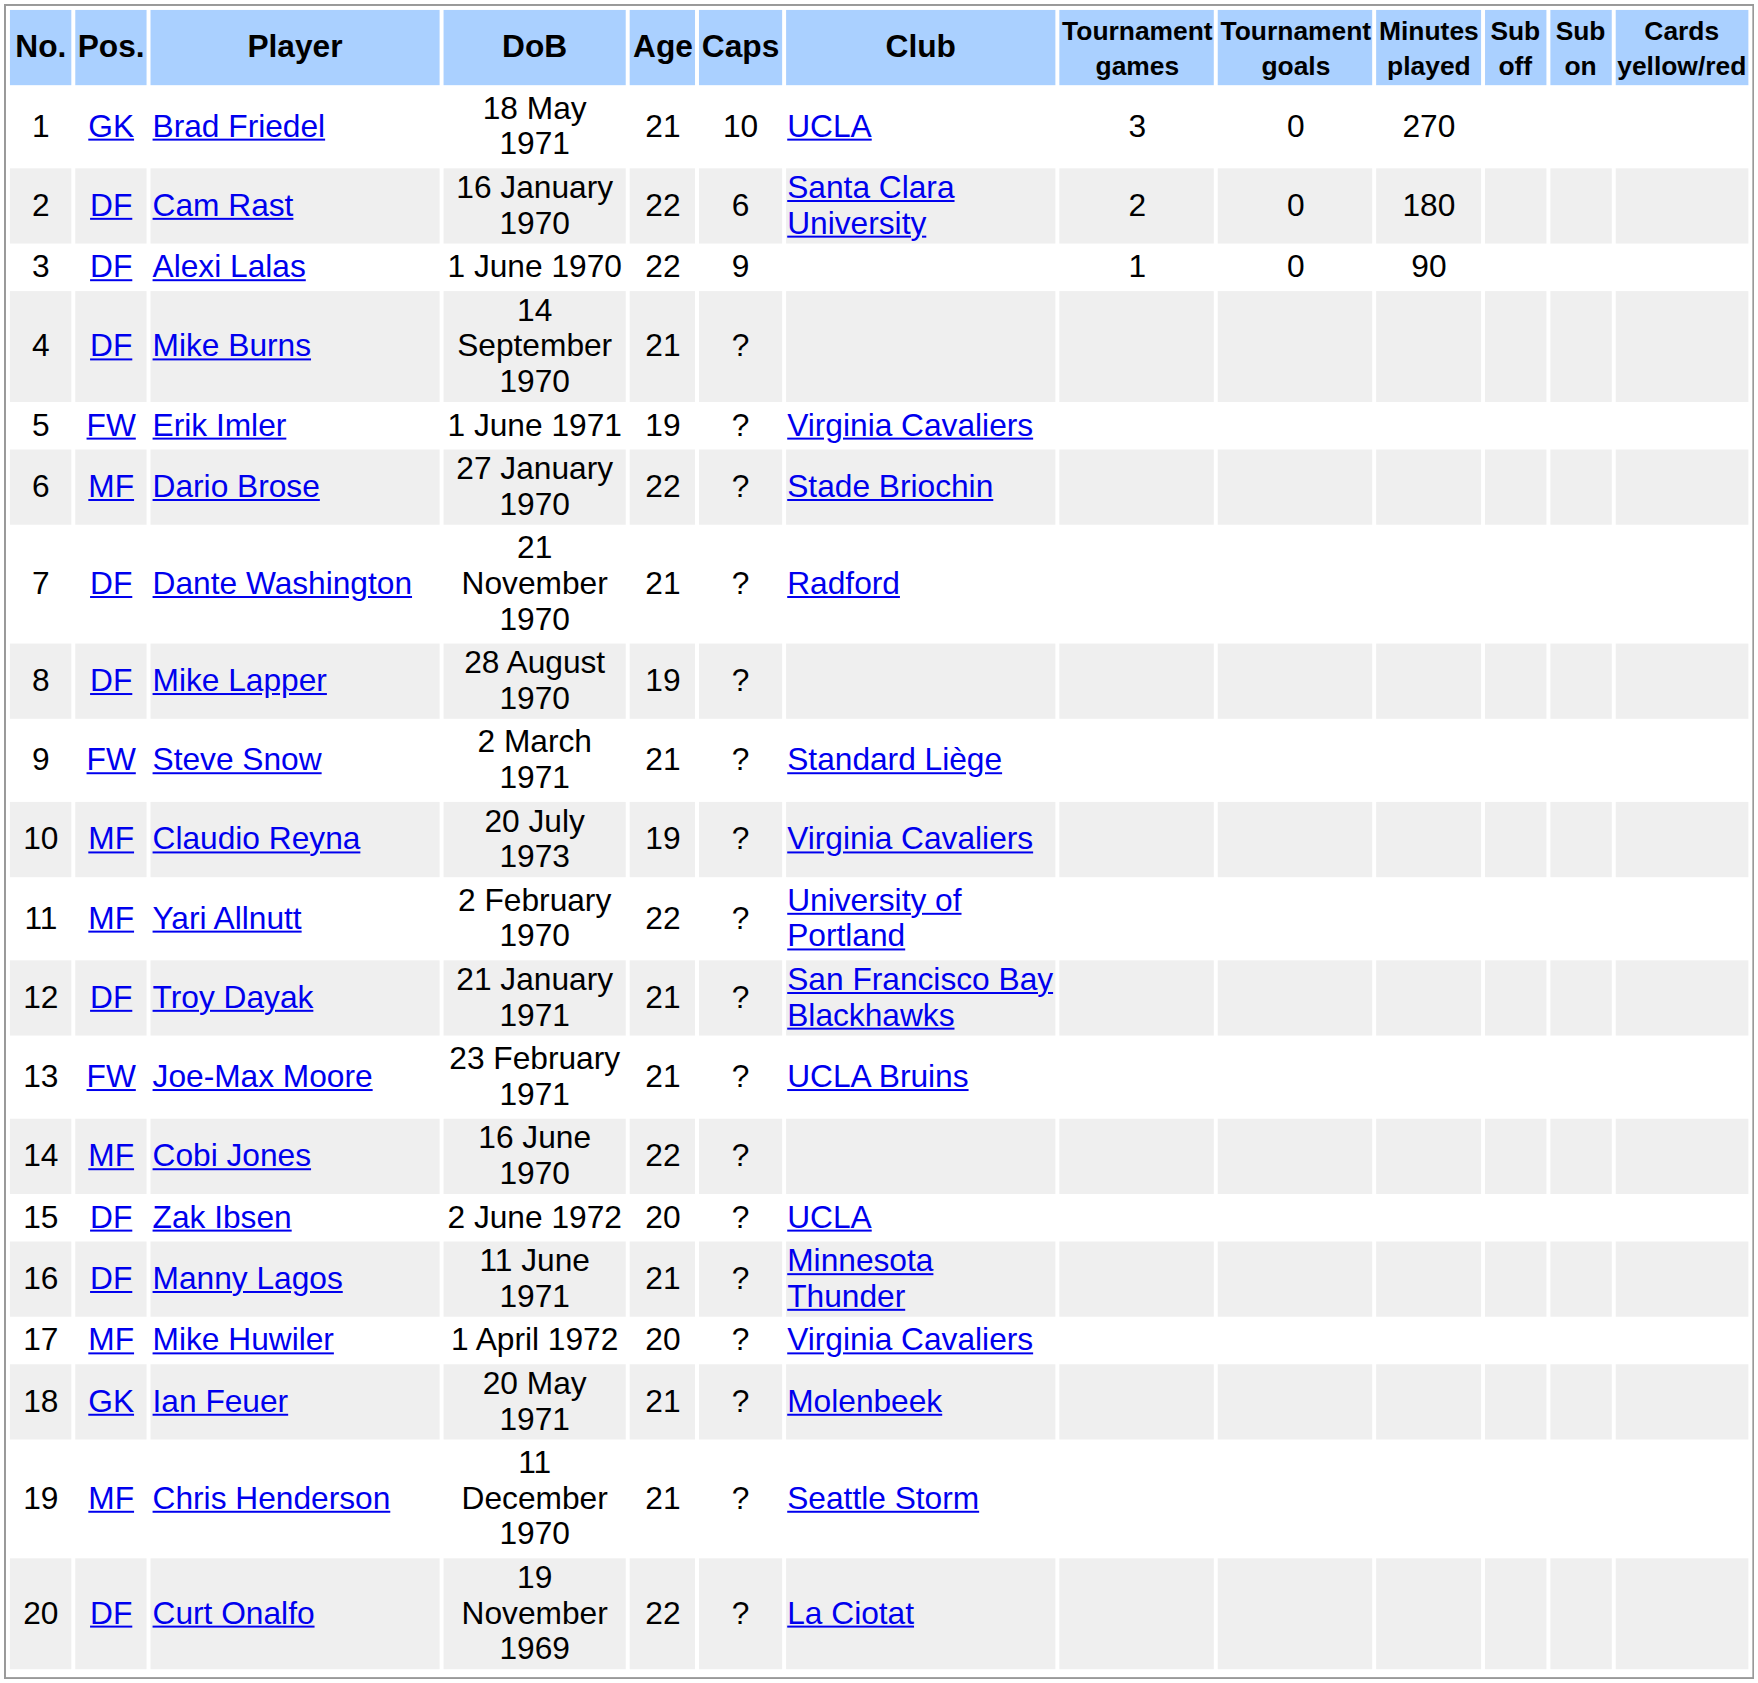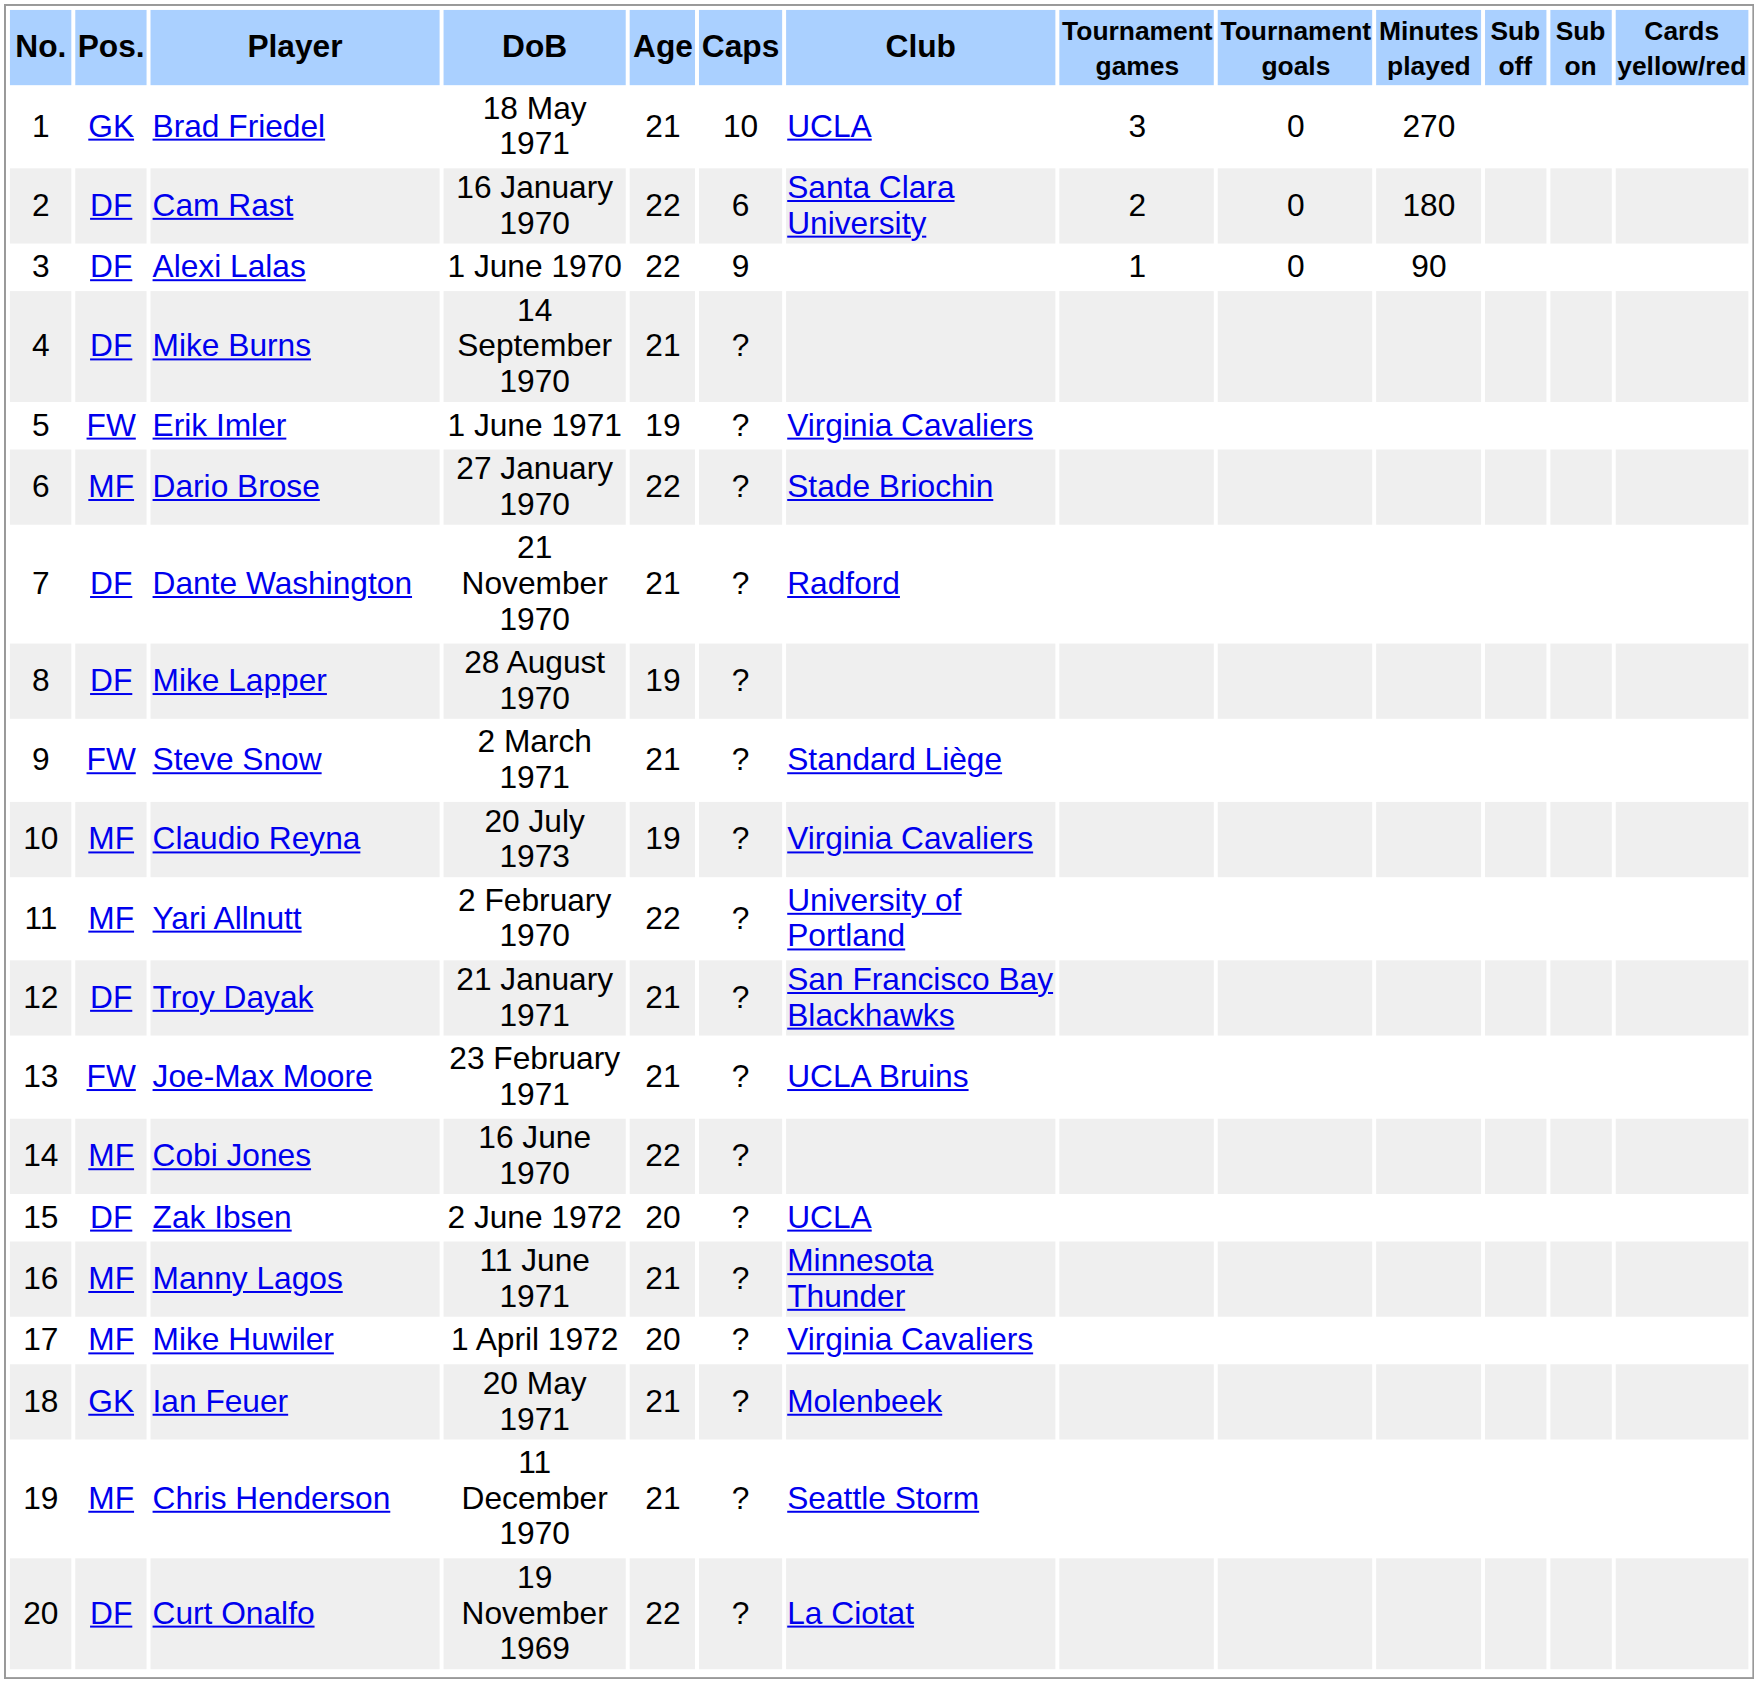(111, 1278) DF -> (111, 1278) MF
